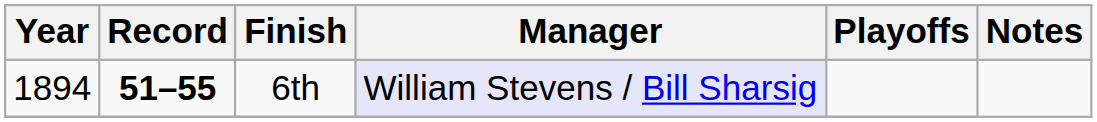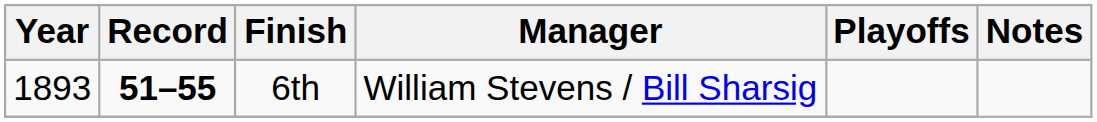(52, 87) 1894 -> (52, 87) 1893
(590, 87) lavender background -> (590, 87) no background
